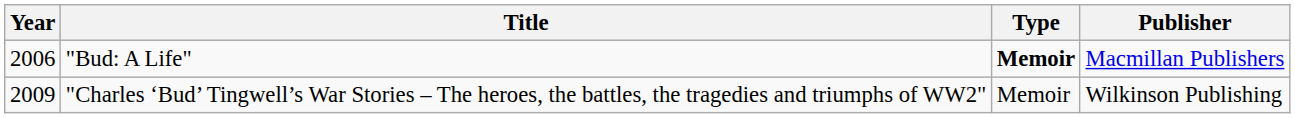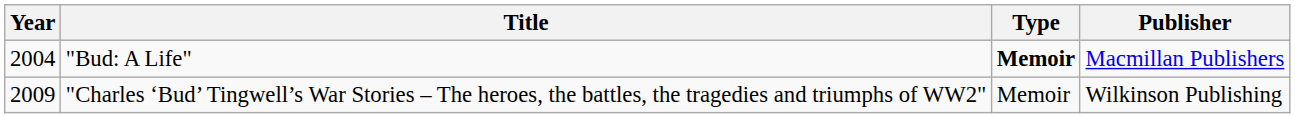(33, 58) 2006 -> (33, 58) 2004
